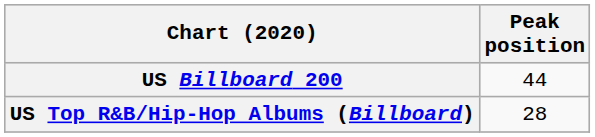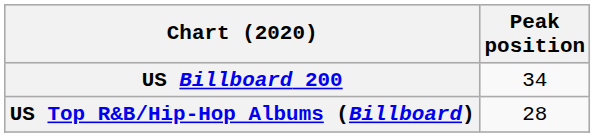(535, 80) 44 -> (535, 80) 34
